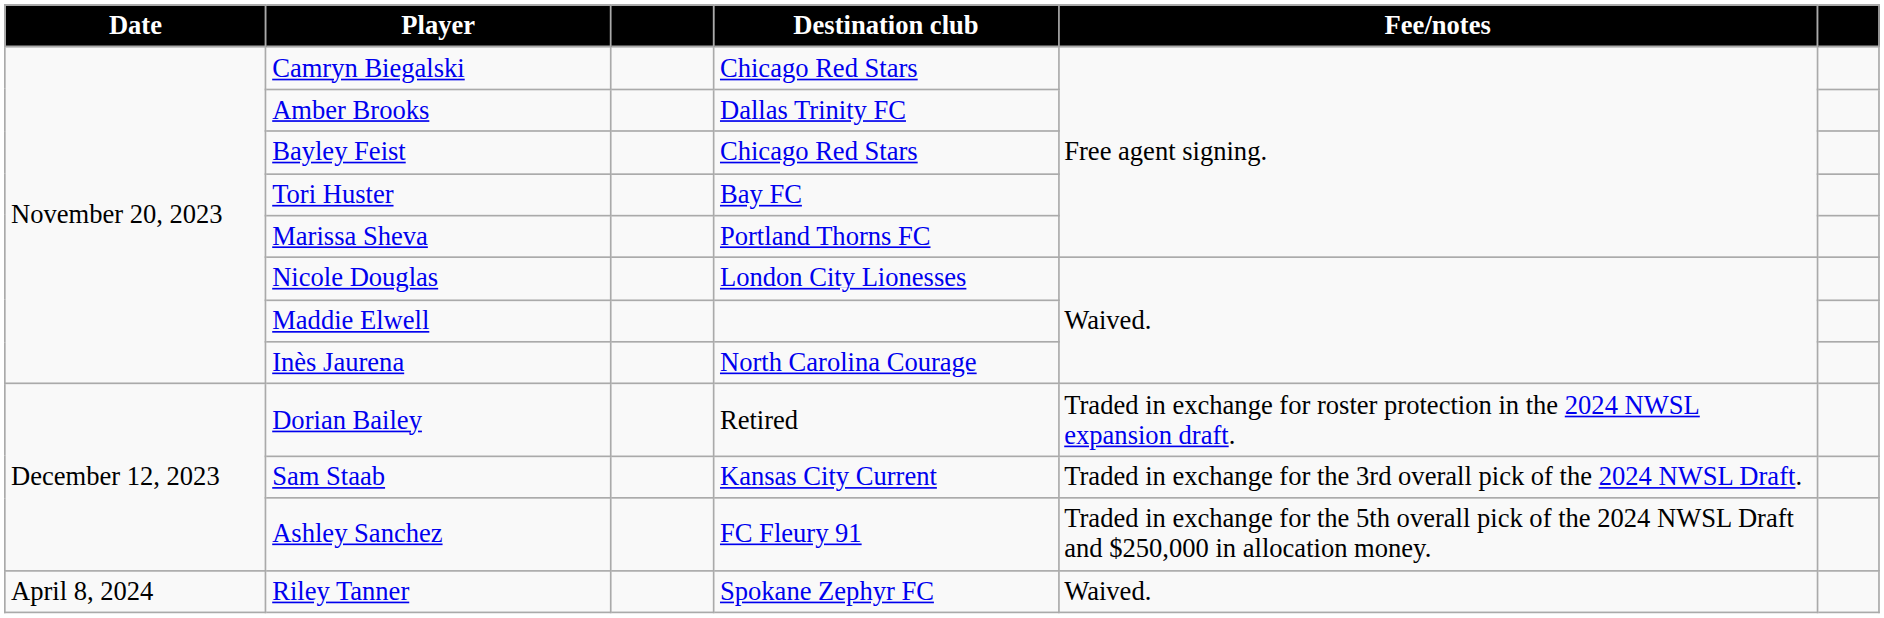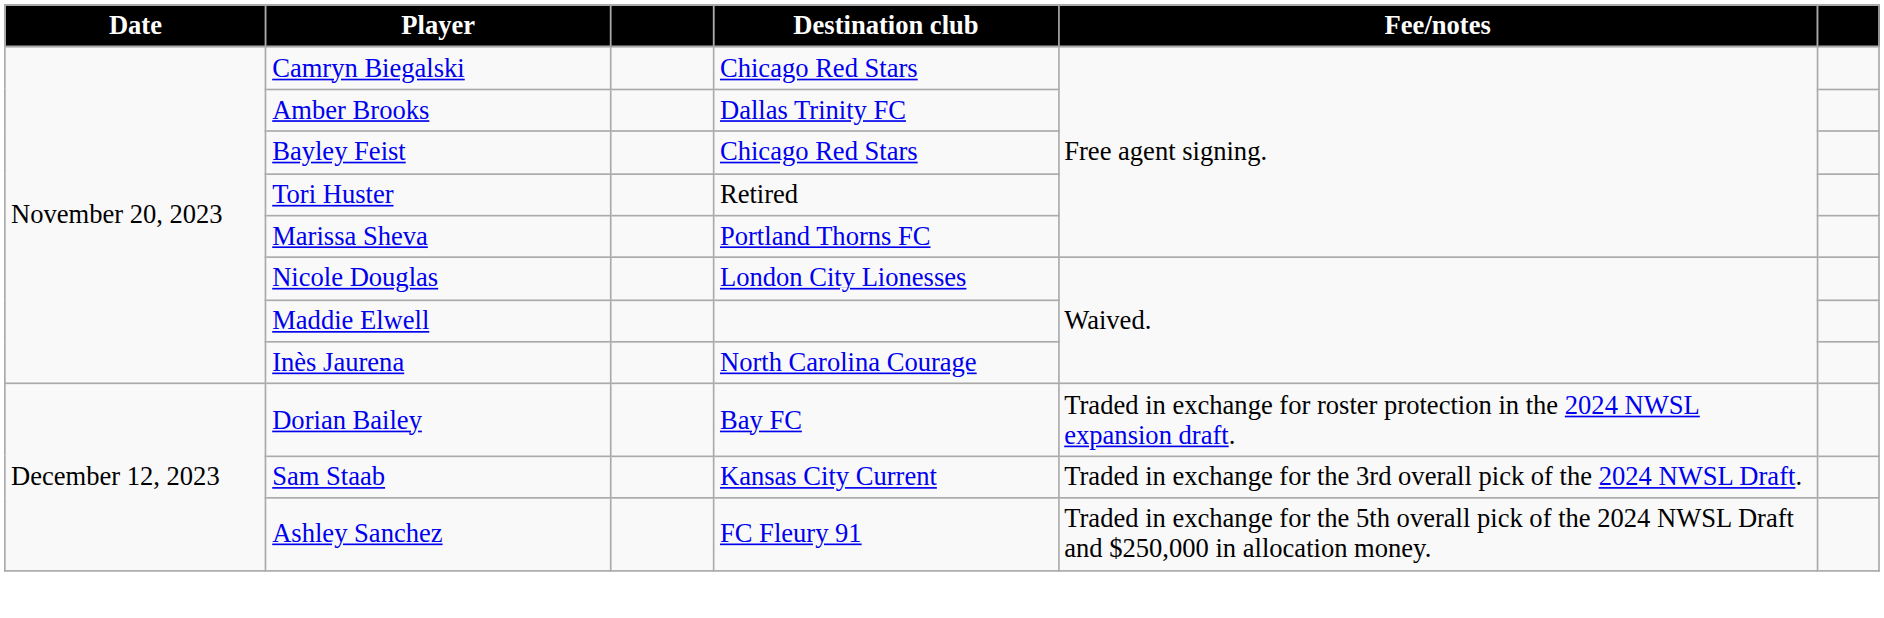(761, 194) Bay FC -> (759, 194) Retired
(759, 419) Retired -> (761, 419) Bay FC
- row: (341, 590)
